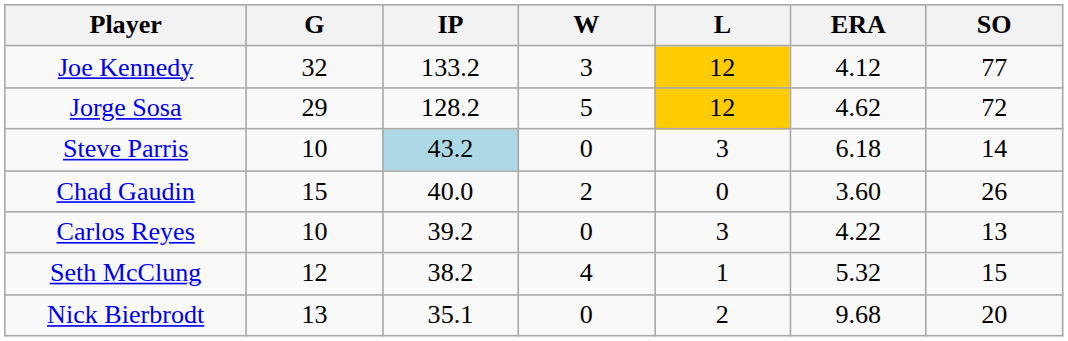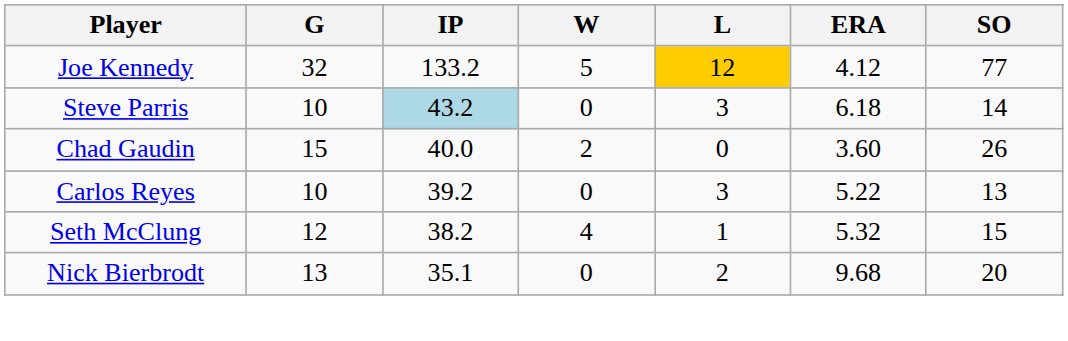(586, 66) 3 -> (586, 66) 5
- row: (126, 107)
(858, 231) 4.22 -> (858, 190) 5.22
